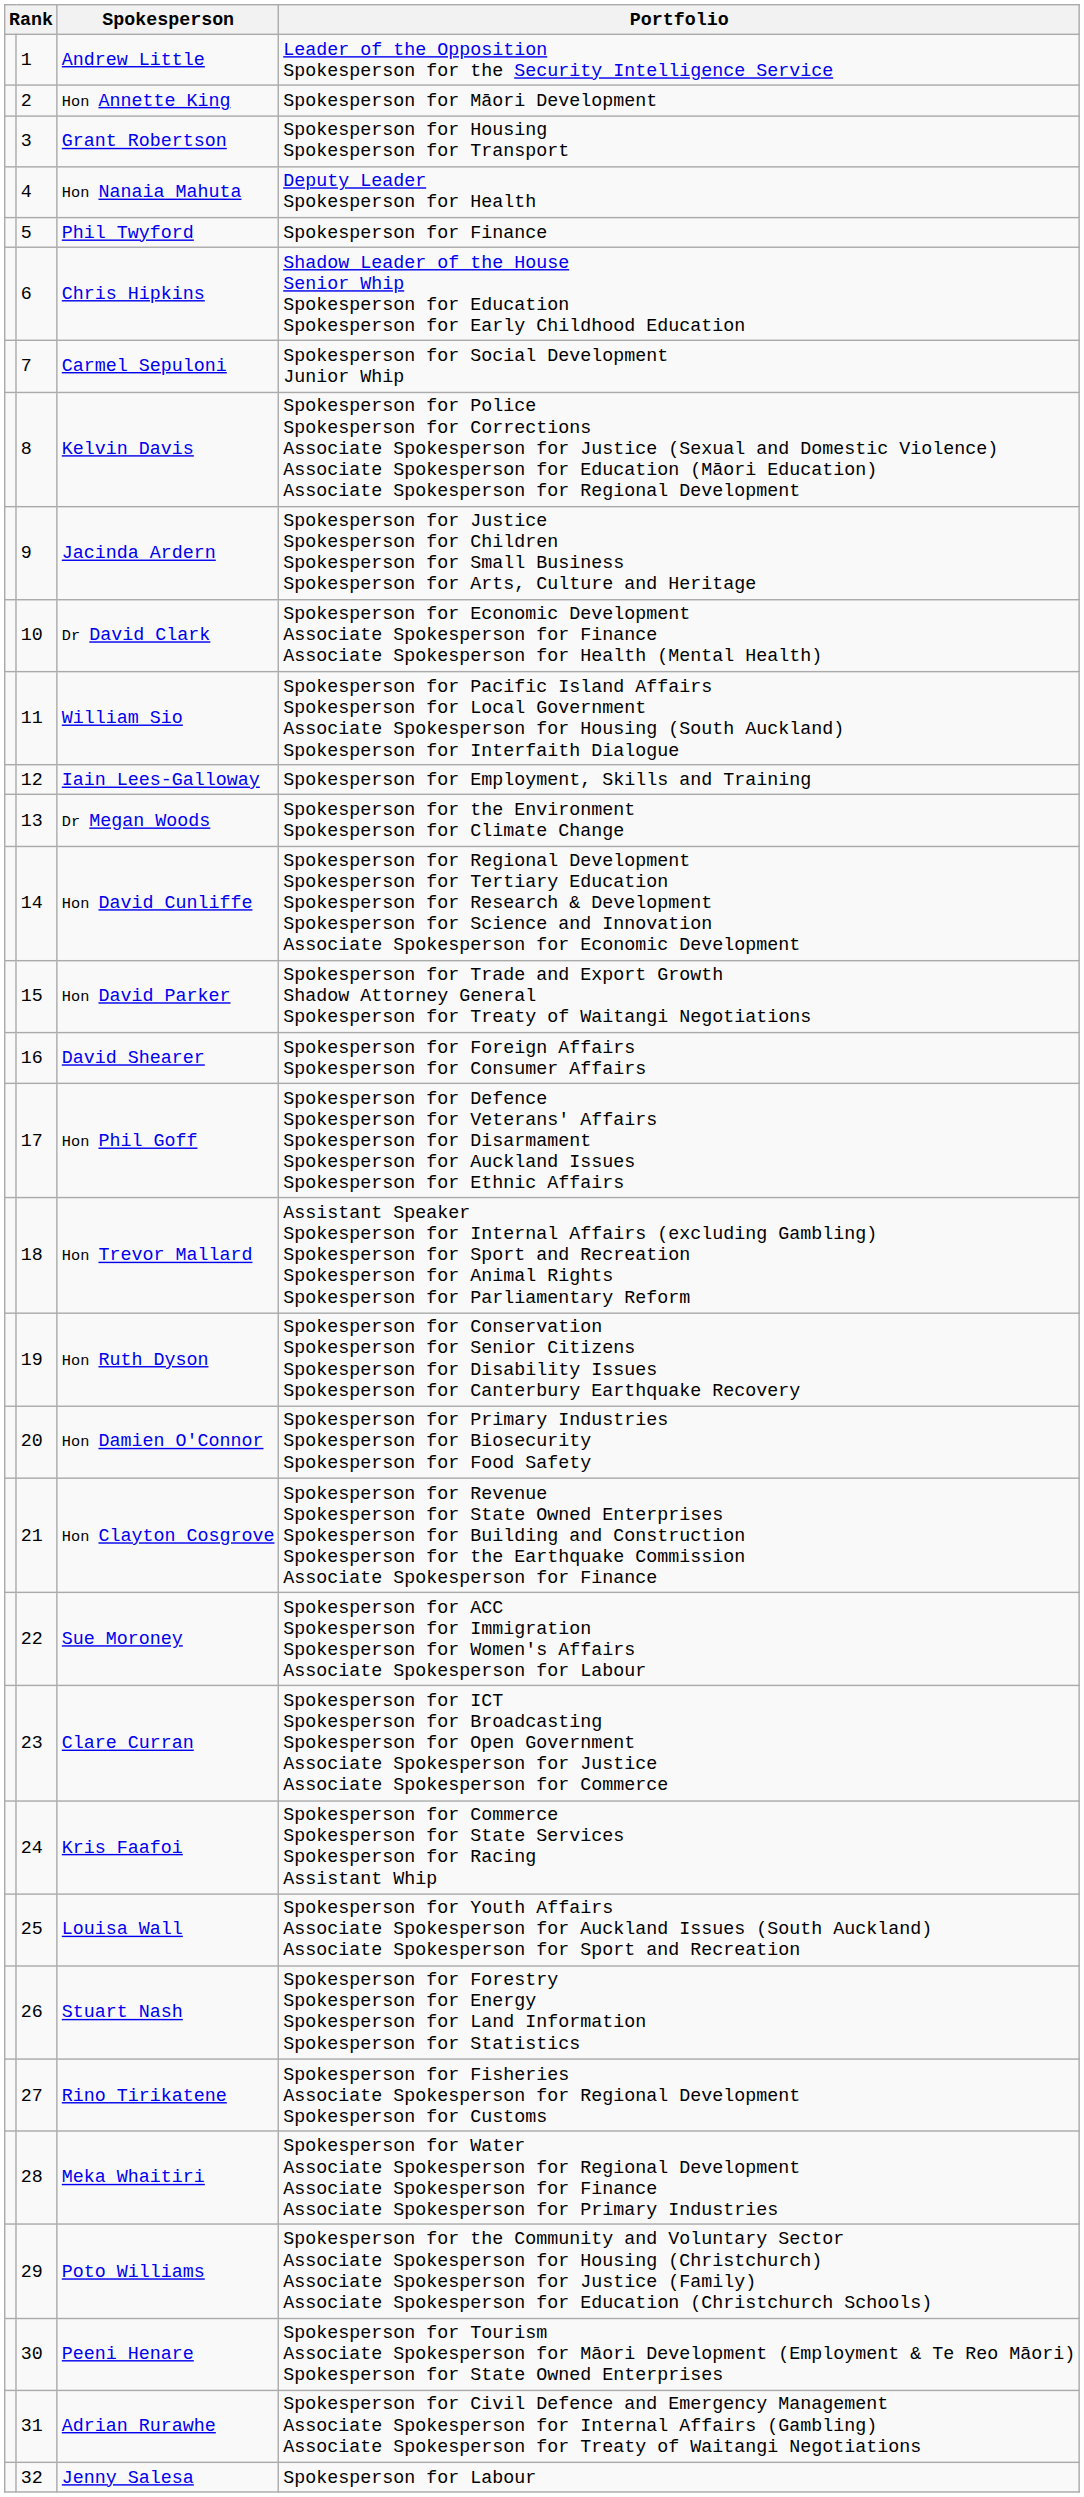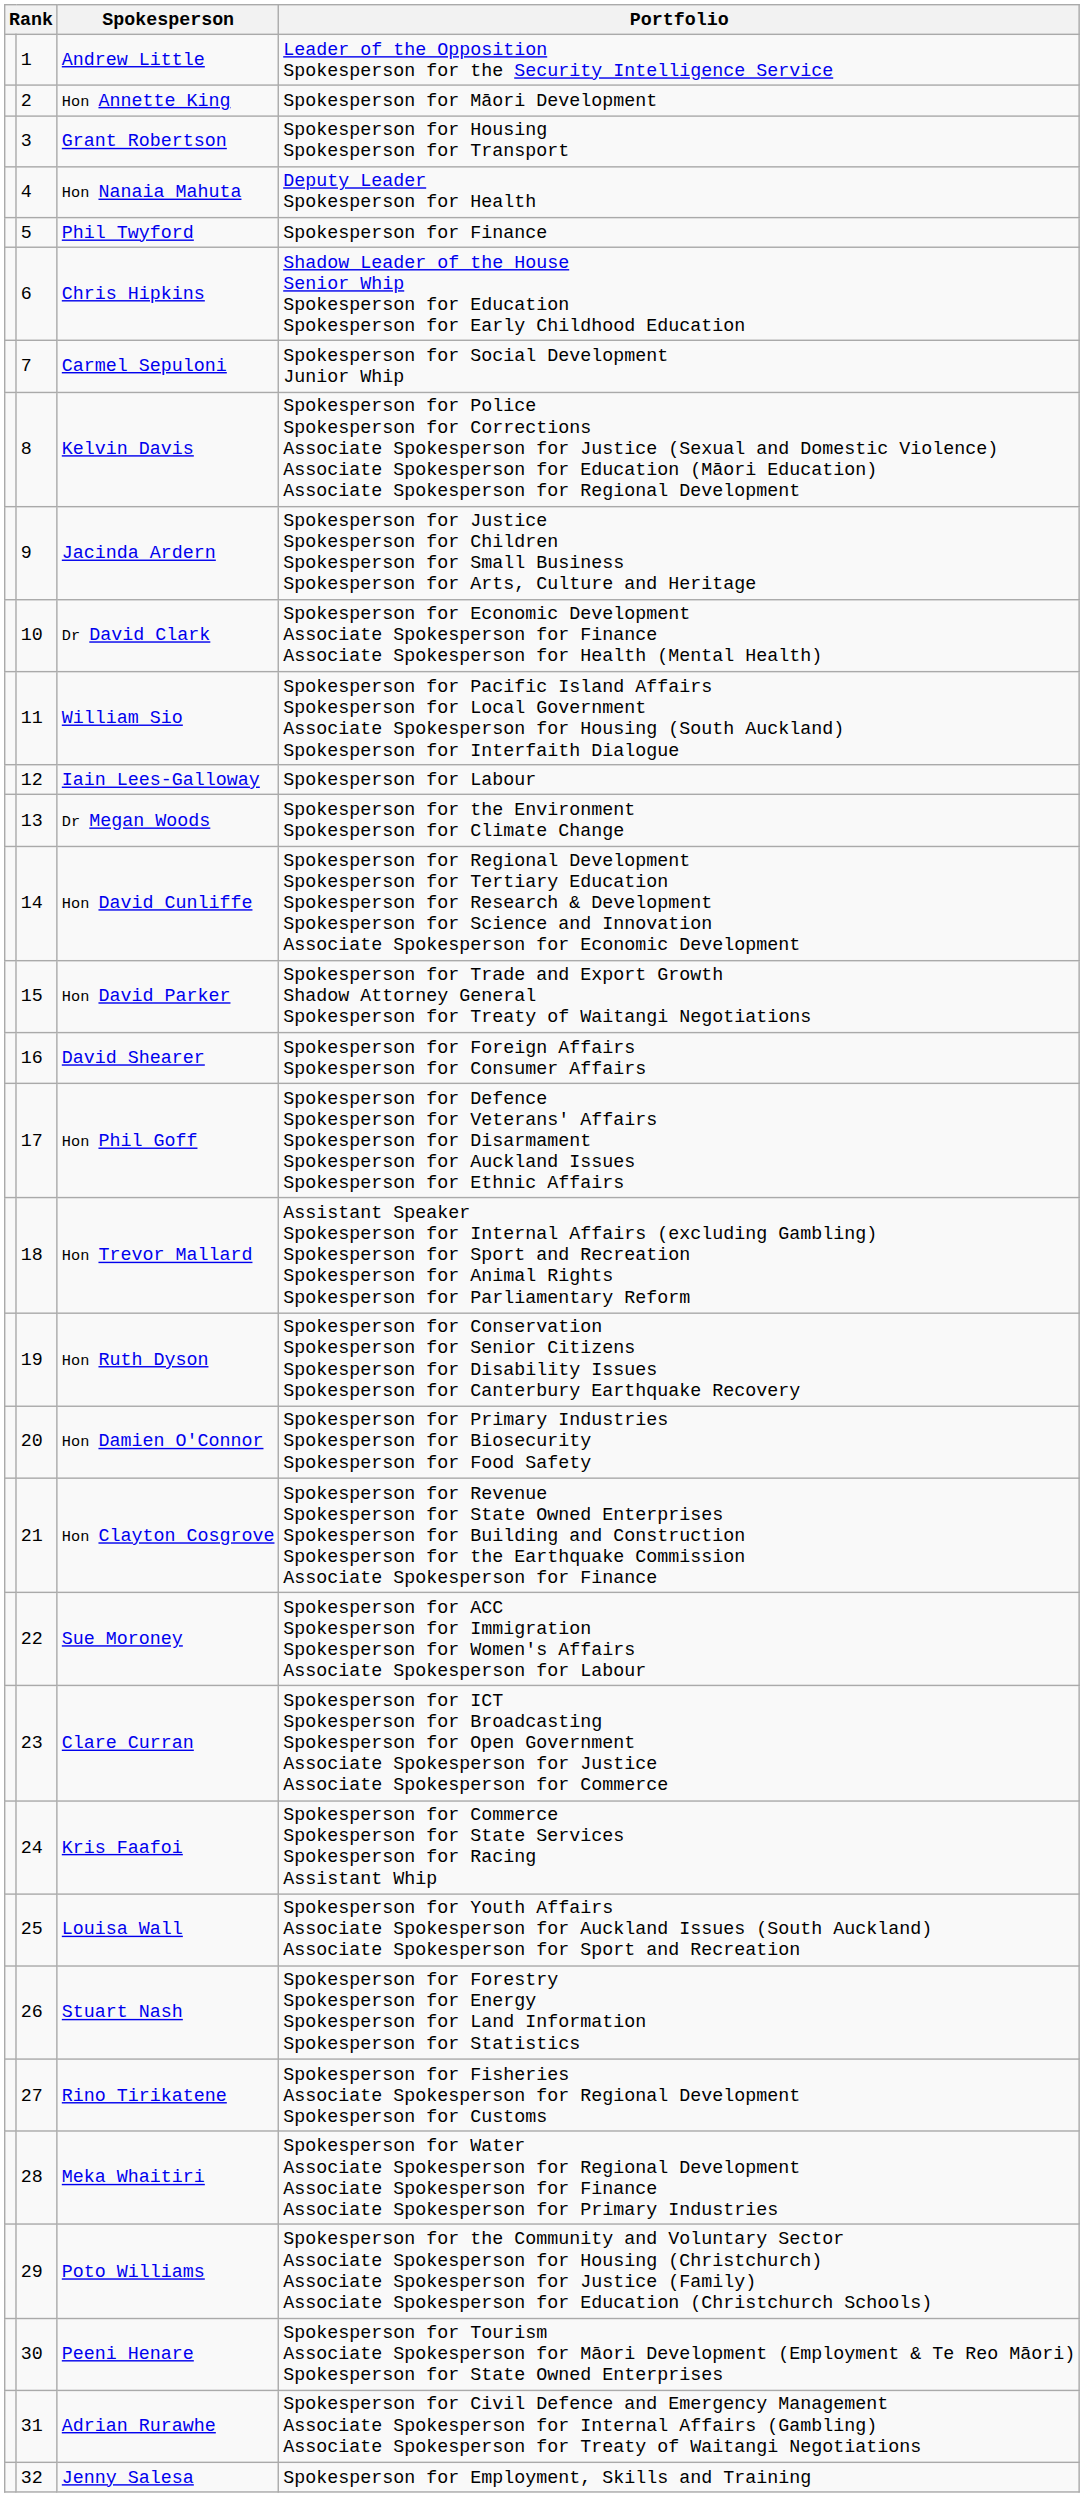(547, 780) Spokesperson for Employment, Skills and Training -> (410, 780) Spokesperson for Labour
(410, 2477) Spokesperson for Labour -> (547, 2477) Spokesperson for Employment, Skills and Training
